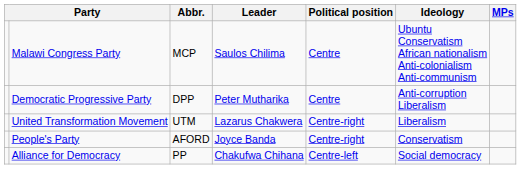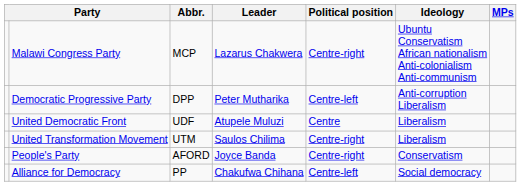(250, 53) Saulos Chilima -> (258, 53) Lazarus Chakwera
(324, 53) Centre -> (336, 53) Centre-right
(324, 99) Centre -> (333, 99) Centre-left
+ row: (69, 122)
(258, 122) Lazarus Chakwera -> (250, 139) Saulos Chilima
